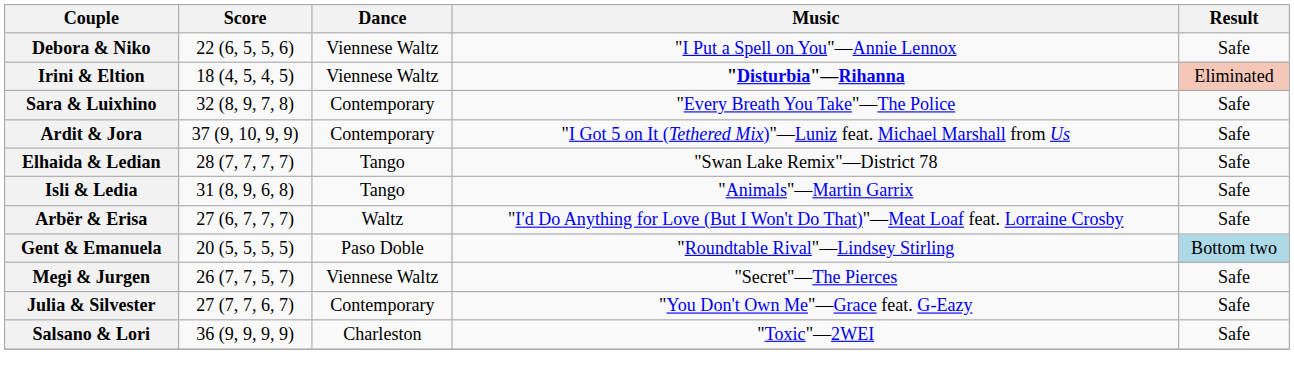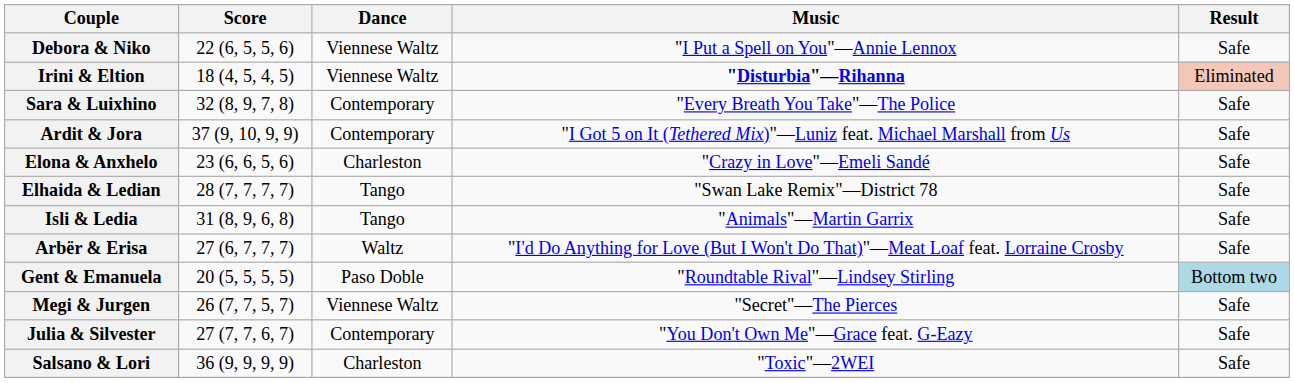+ row: (91, 162)
